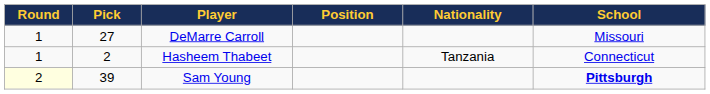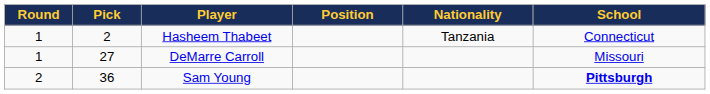rows swapped: (217, 57) <-> (217, 36)
(39, 78) lightyellow background -> (39, 78) no background
(107, 78) 39 -> (107, 78) 36
